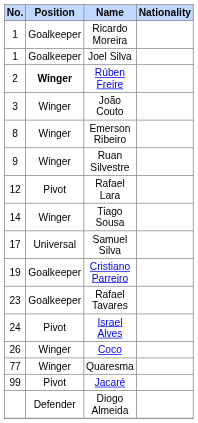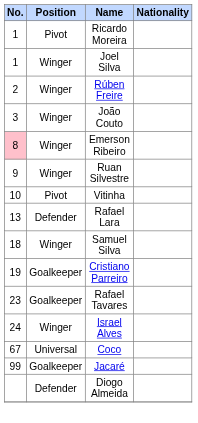(55, 35) Goalkeeper -> (56, 35) Pivot
(55, 57) Goalkeeper -> (56, 62) Winger
(55, 79) bold -> (56, 90) normal
(15, 134) no background -> (15, 145) pink background
+ row: (109, 195)
(15, 189) 12 -> (15, 217) 13
(55, 189) Pivot -> (56, 217) Defender
- row: (110, 217)
(15, 245) 17 -> (15, 245) 18
(55, 245) Universal -> (56, 245) Winger
(55, 328) Pivot -> (56, 328) Winger
(15, 350) 26 -> (15, 350) 67
(55, 350) Winger -> (56, 350) Universal
- row: (110, 366)
(55, 382) Pivot -> (56, 366) Goalkeeper
